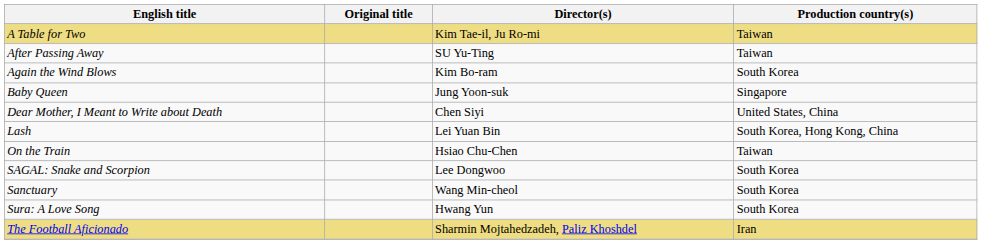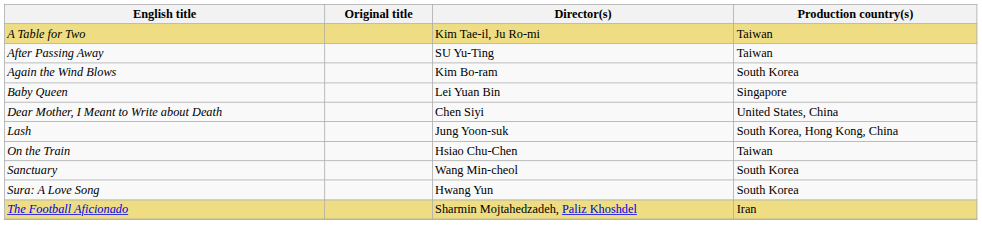(472, 92) Jung Yoon-suk -> (468, 92) Lei Yuan Bin
(468, 131) Lei Yuan Bin -> (472, 131) Jung Yoon-suk
- row: (79, 170)
